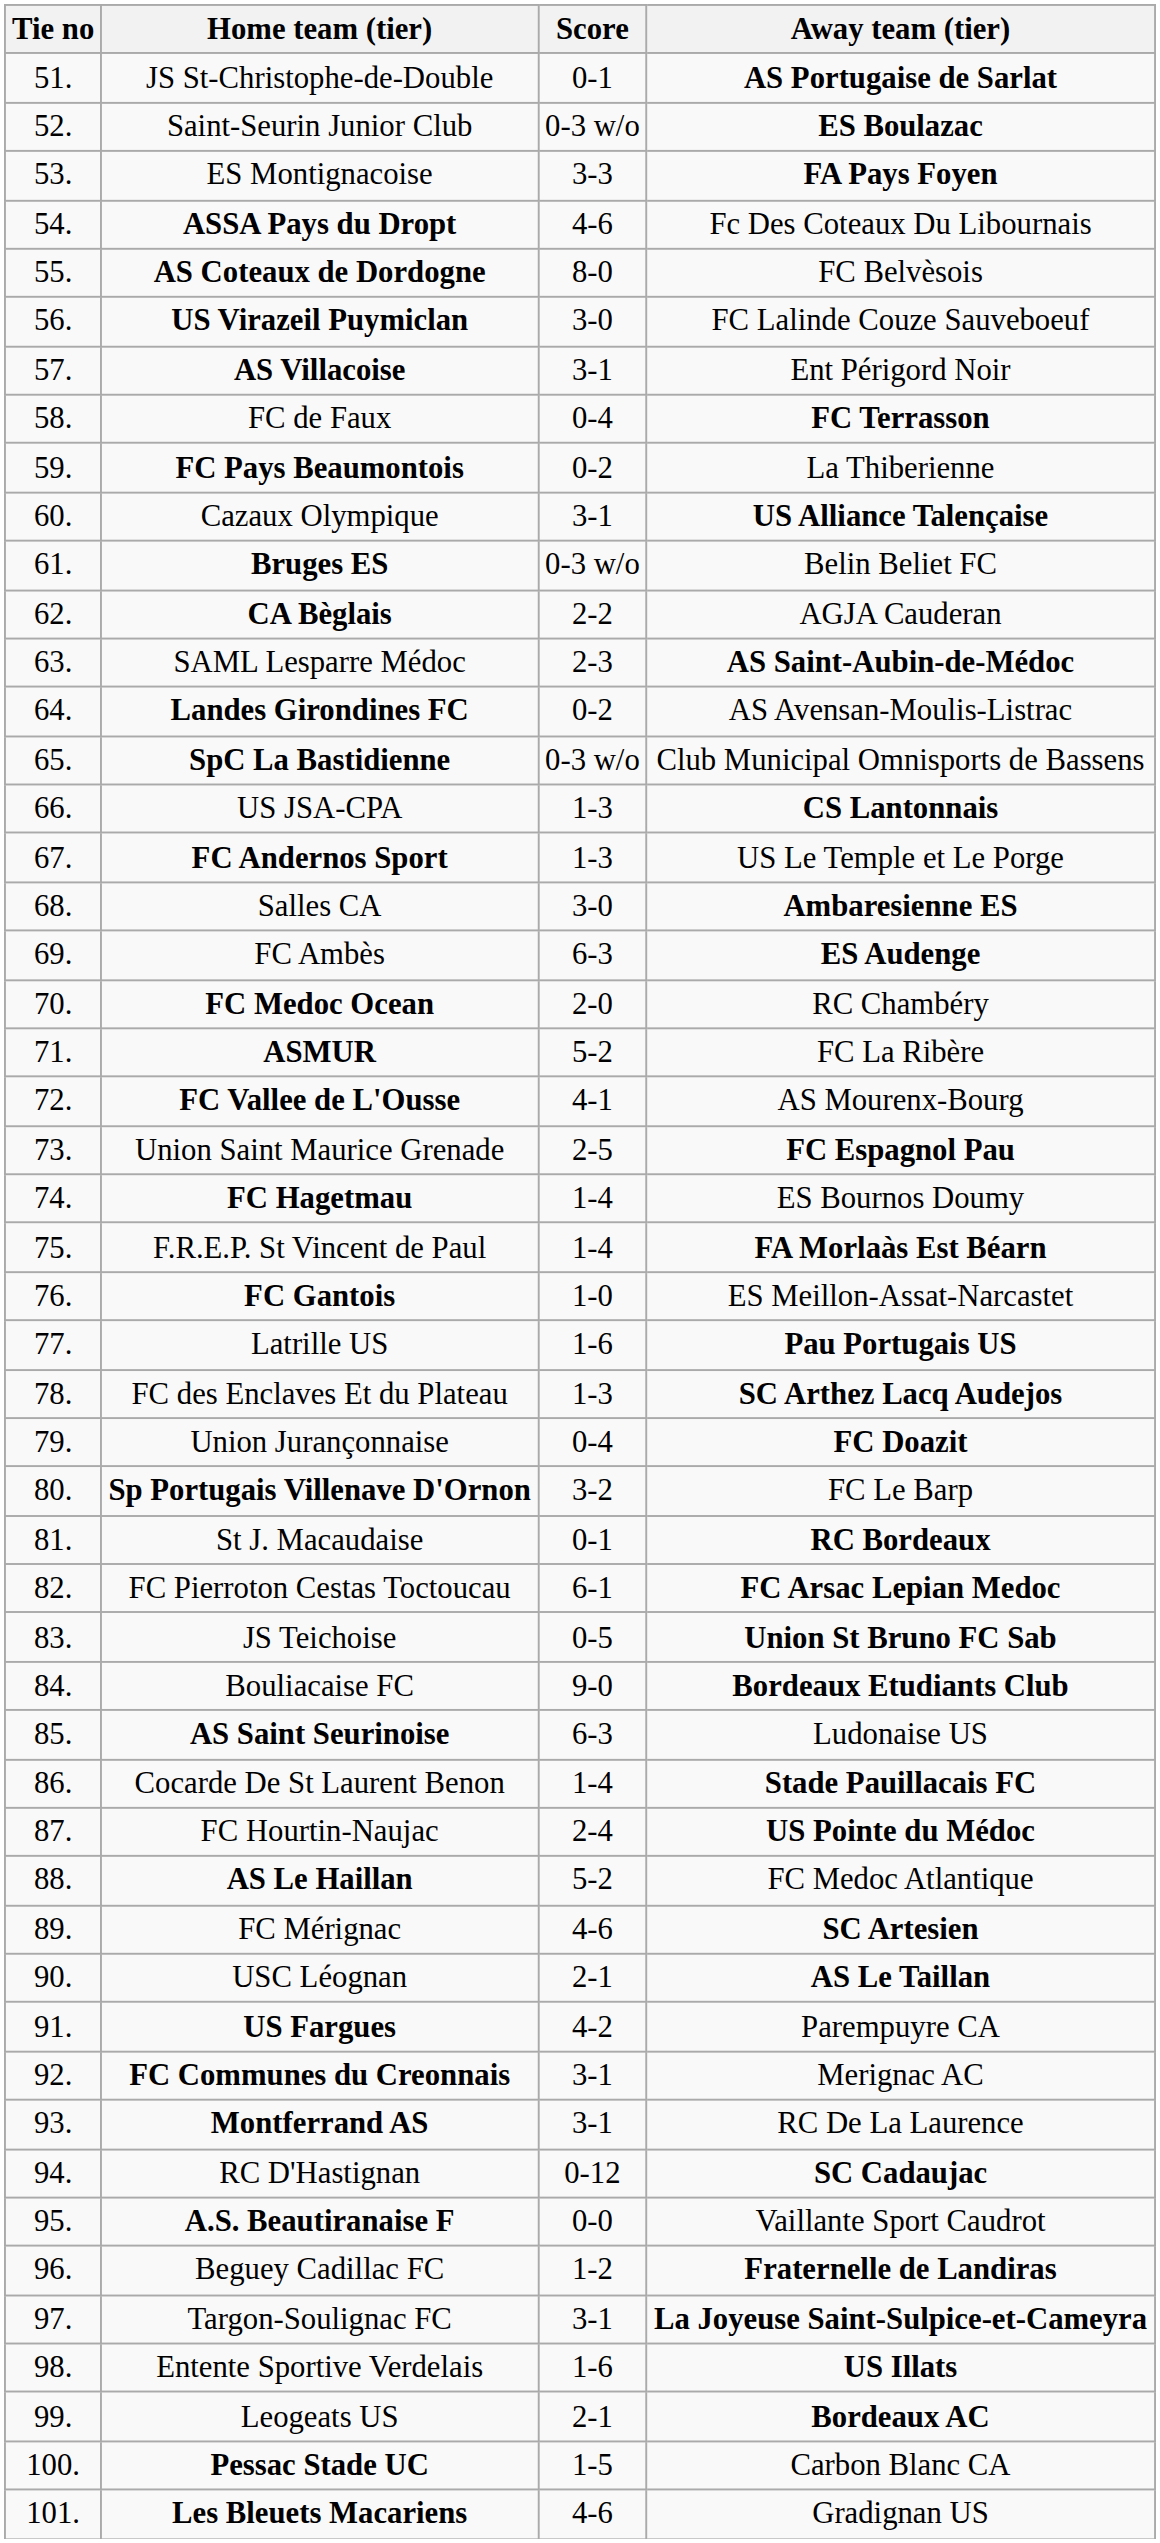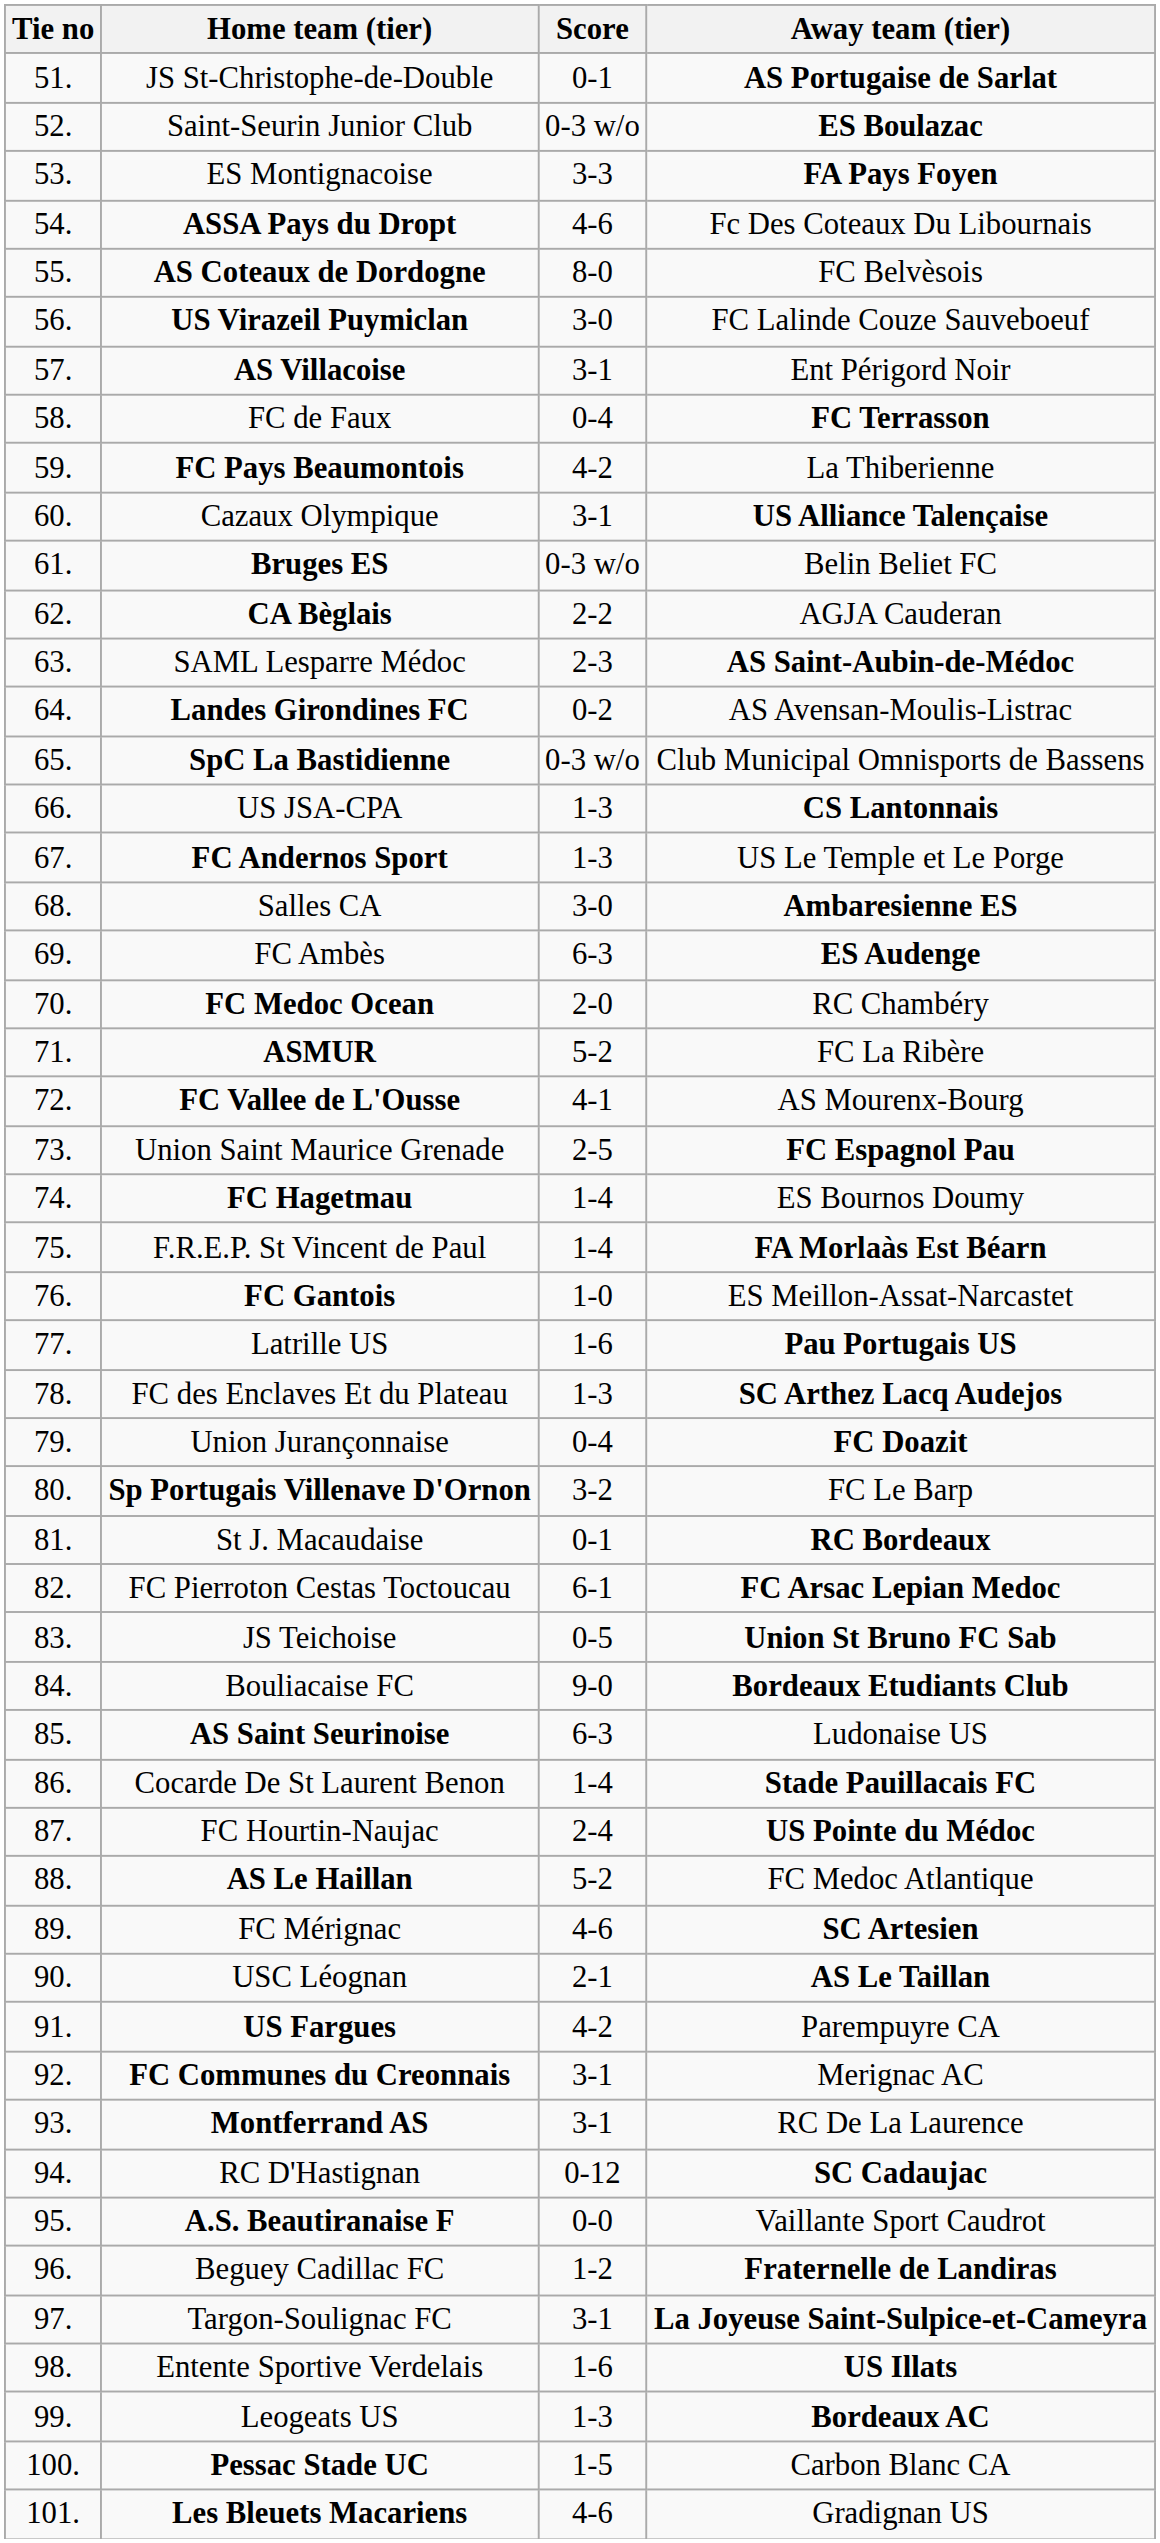(592, 467) 0-2 -> (592, 467) 4-2
(592, 2416) 2-1 -> (592, 2416) 1-3
